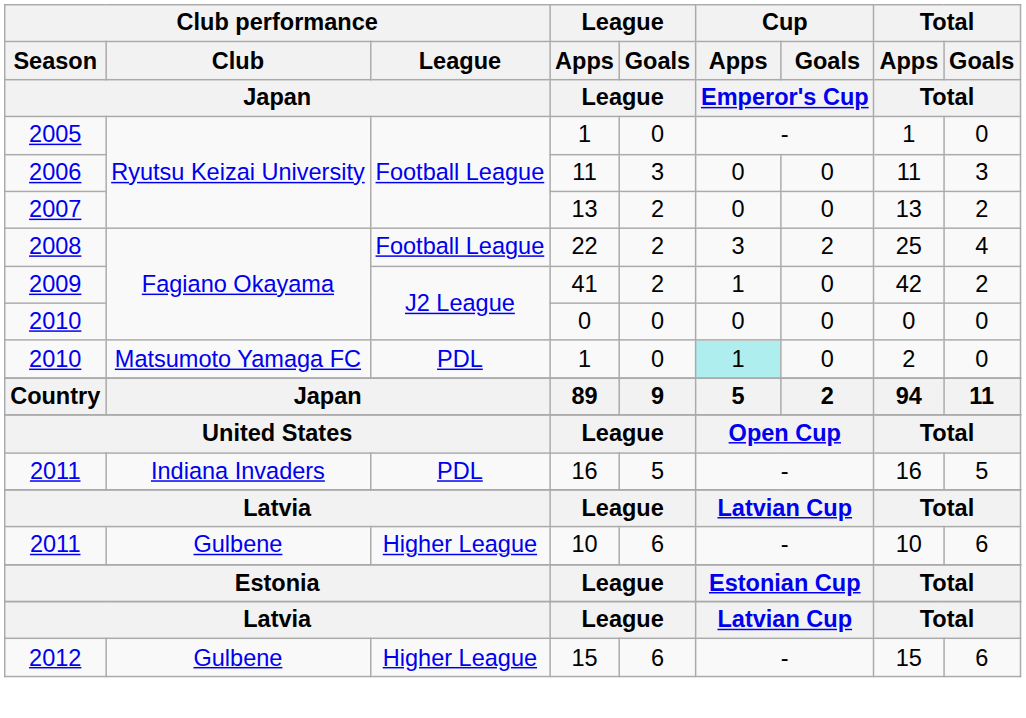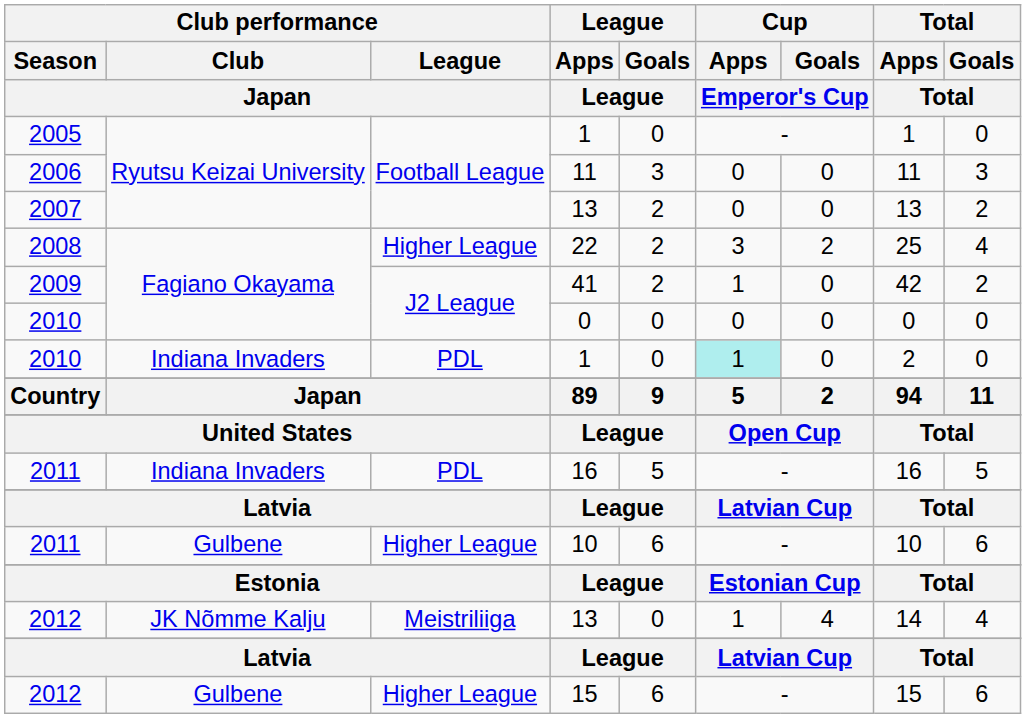(460, 246) Football League -> (460, 246) Higher League
(238, 358) Matsumoto Yamaga FC -> (238, 358) Indiana Invaders
+ row: (55, 619)
